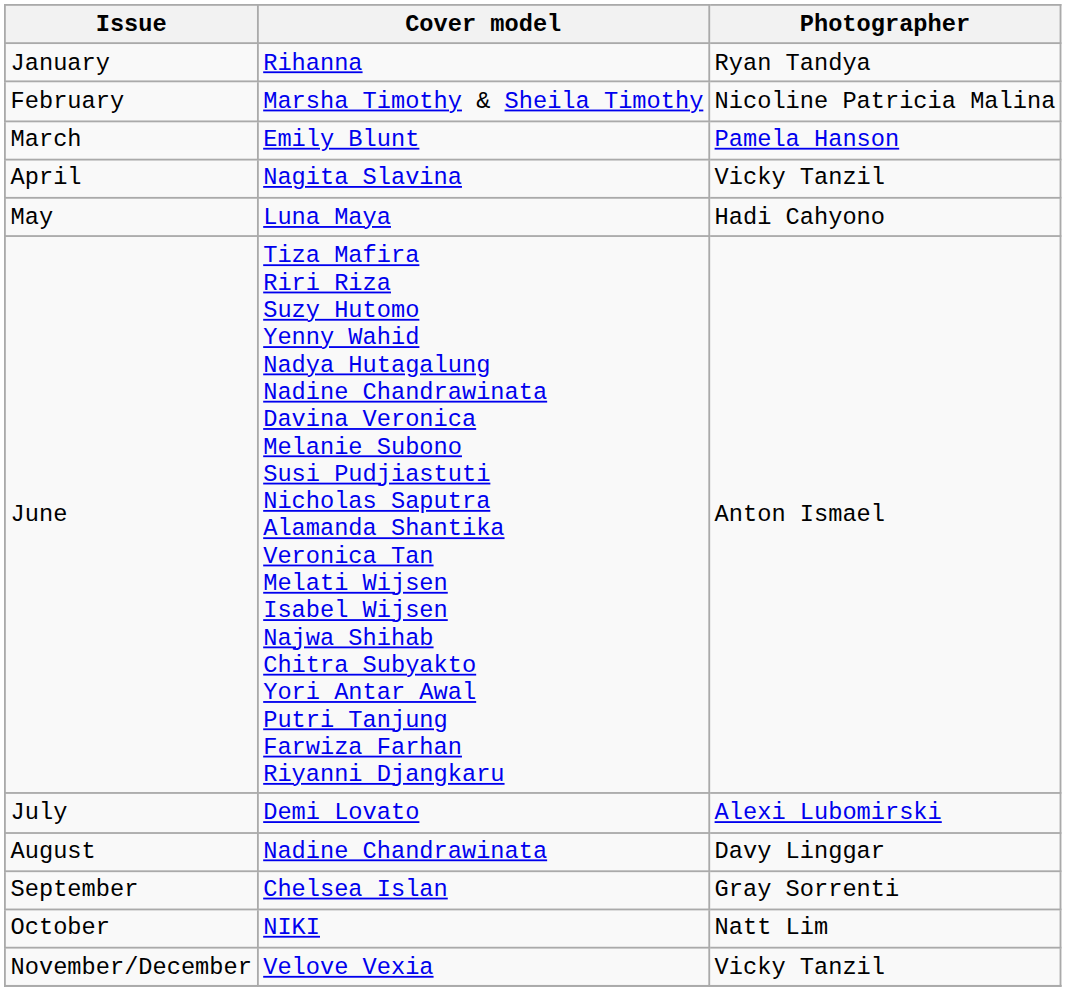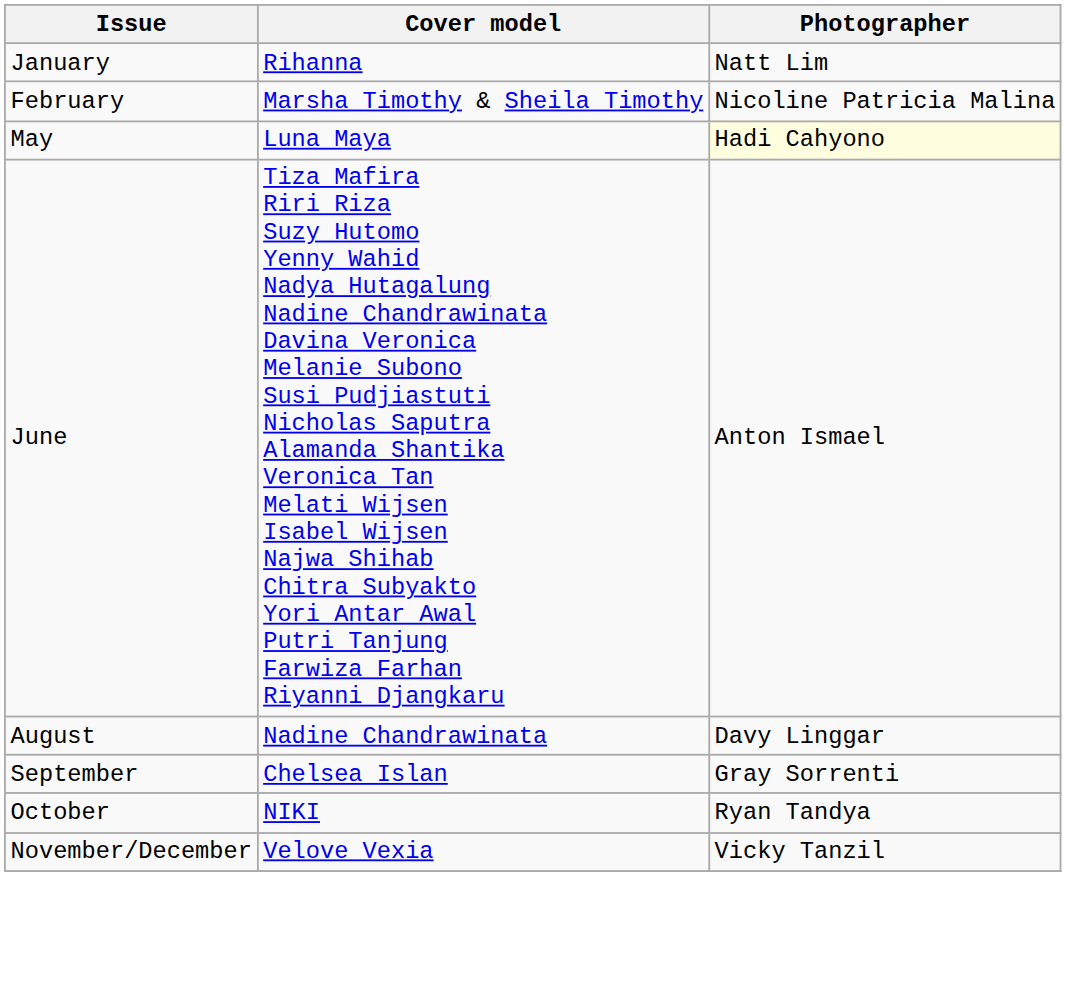(793, 63) Ryan Tandya -> (771, 63) Natt Lim
- row: (46, 140)
- row: (46, 178)
(800, 217) no background -> (800, 140) lightyellow background
- row: (39, 813)
(771, 929) Natt Lim -> (793, 813) Ryan Tandya
